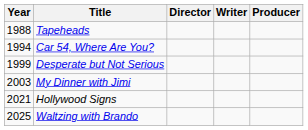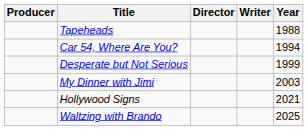columns swapped: (19, 13) <-> (276, 13)
